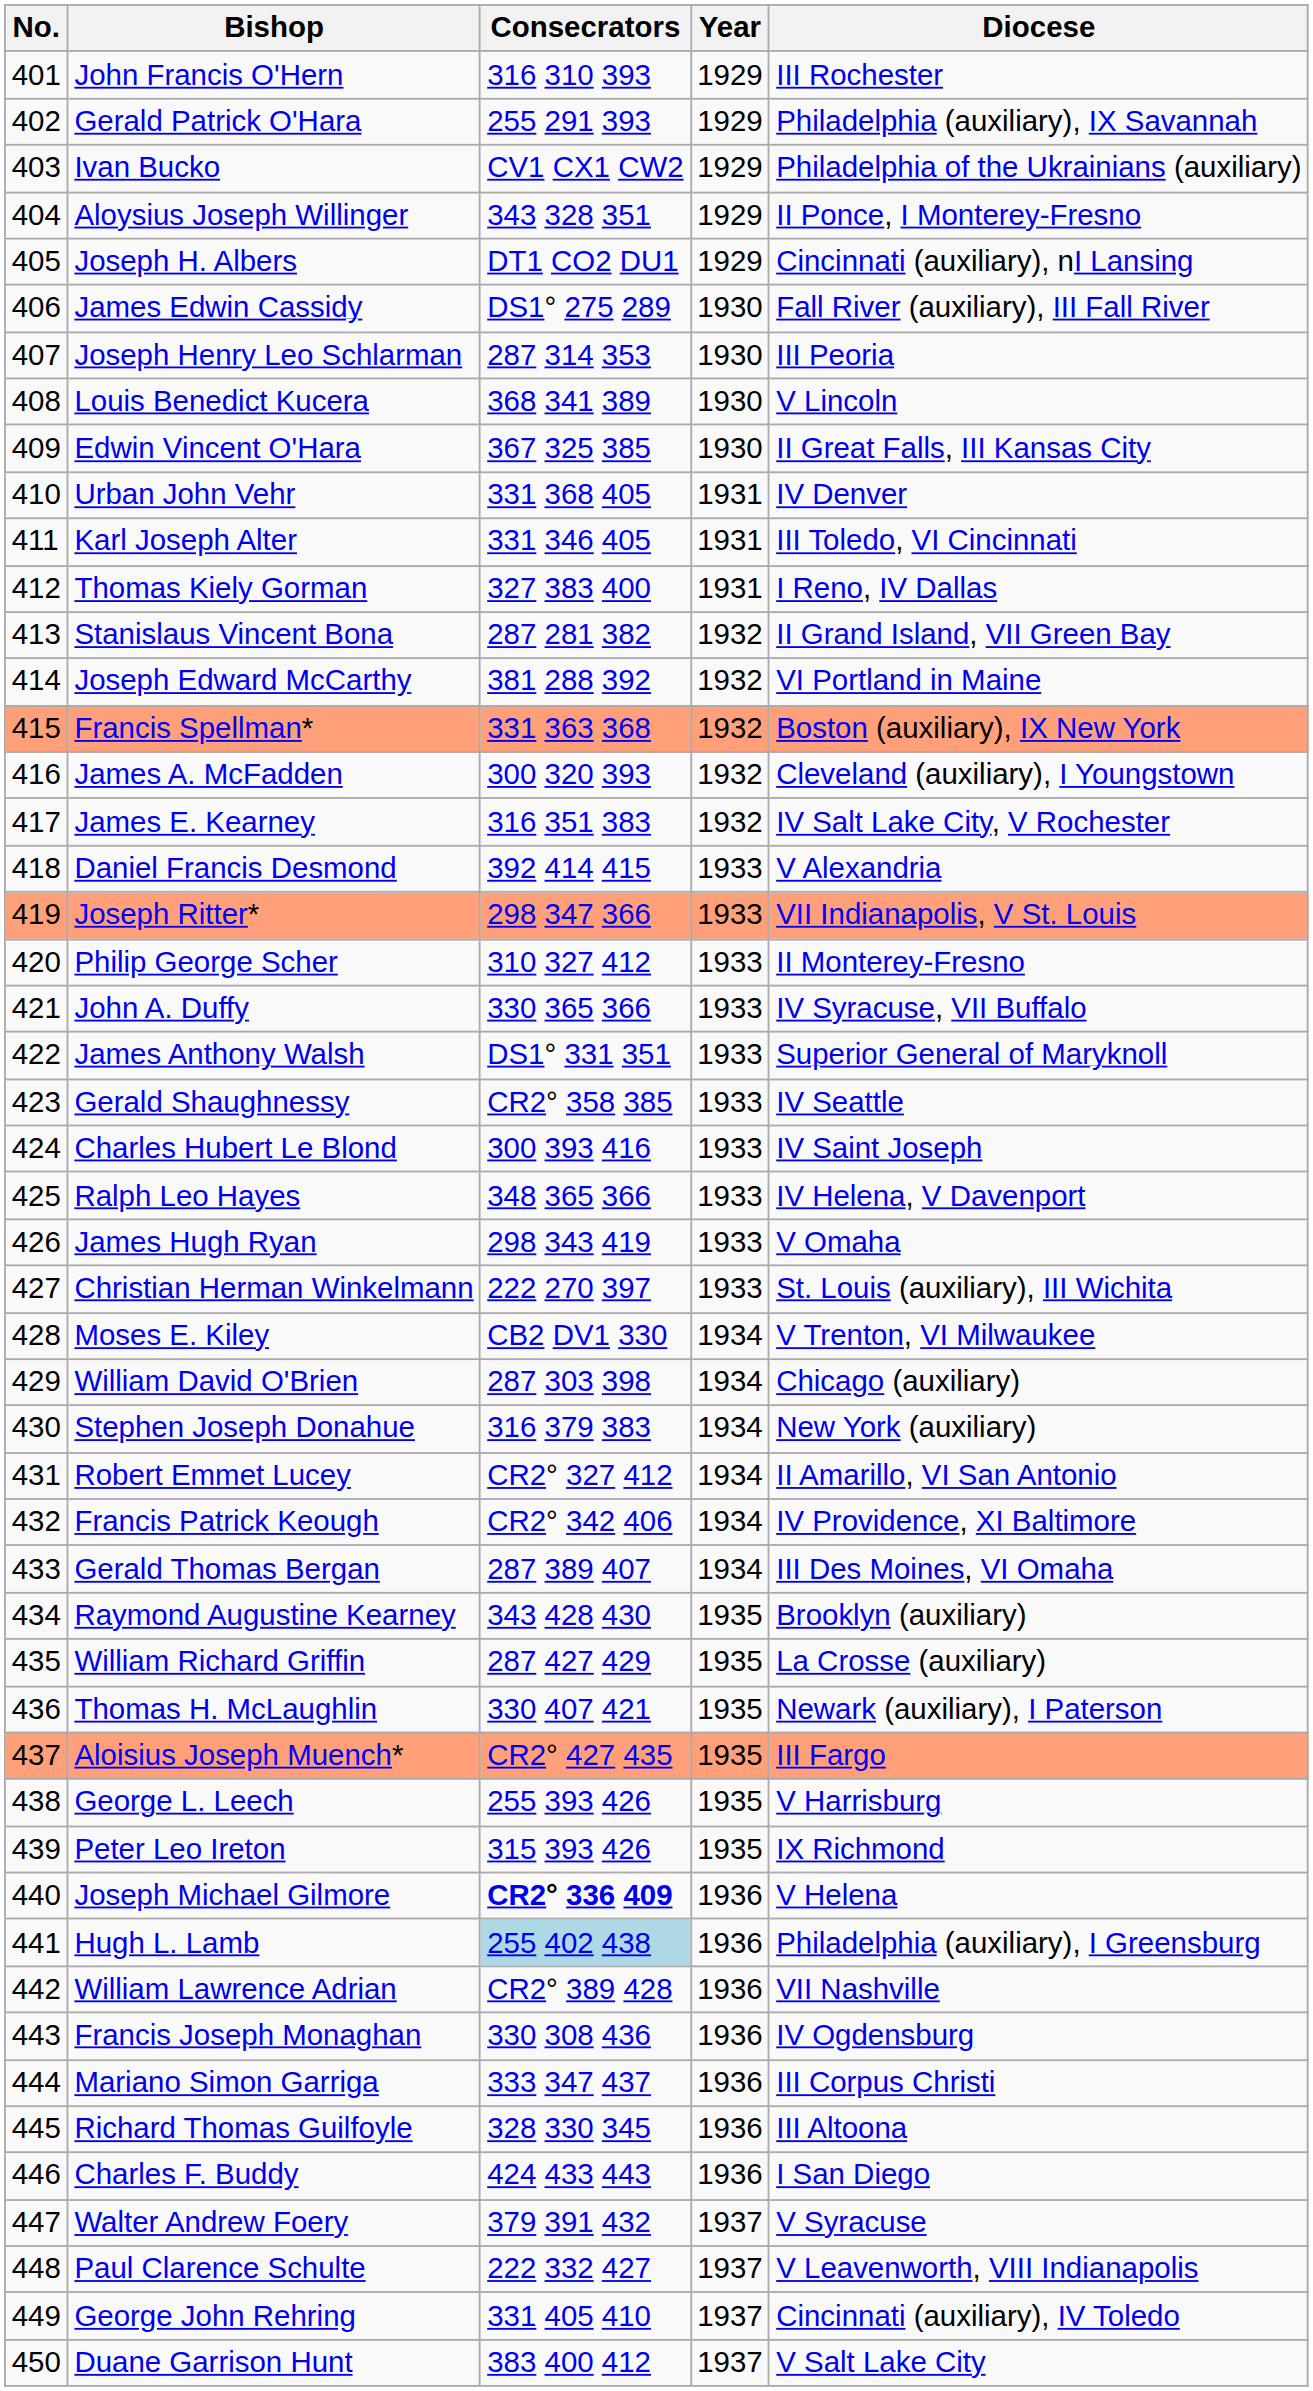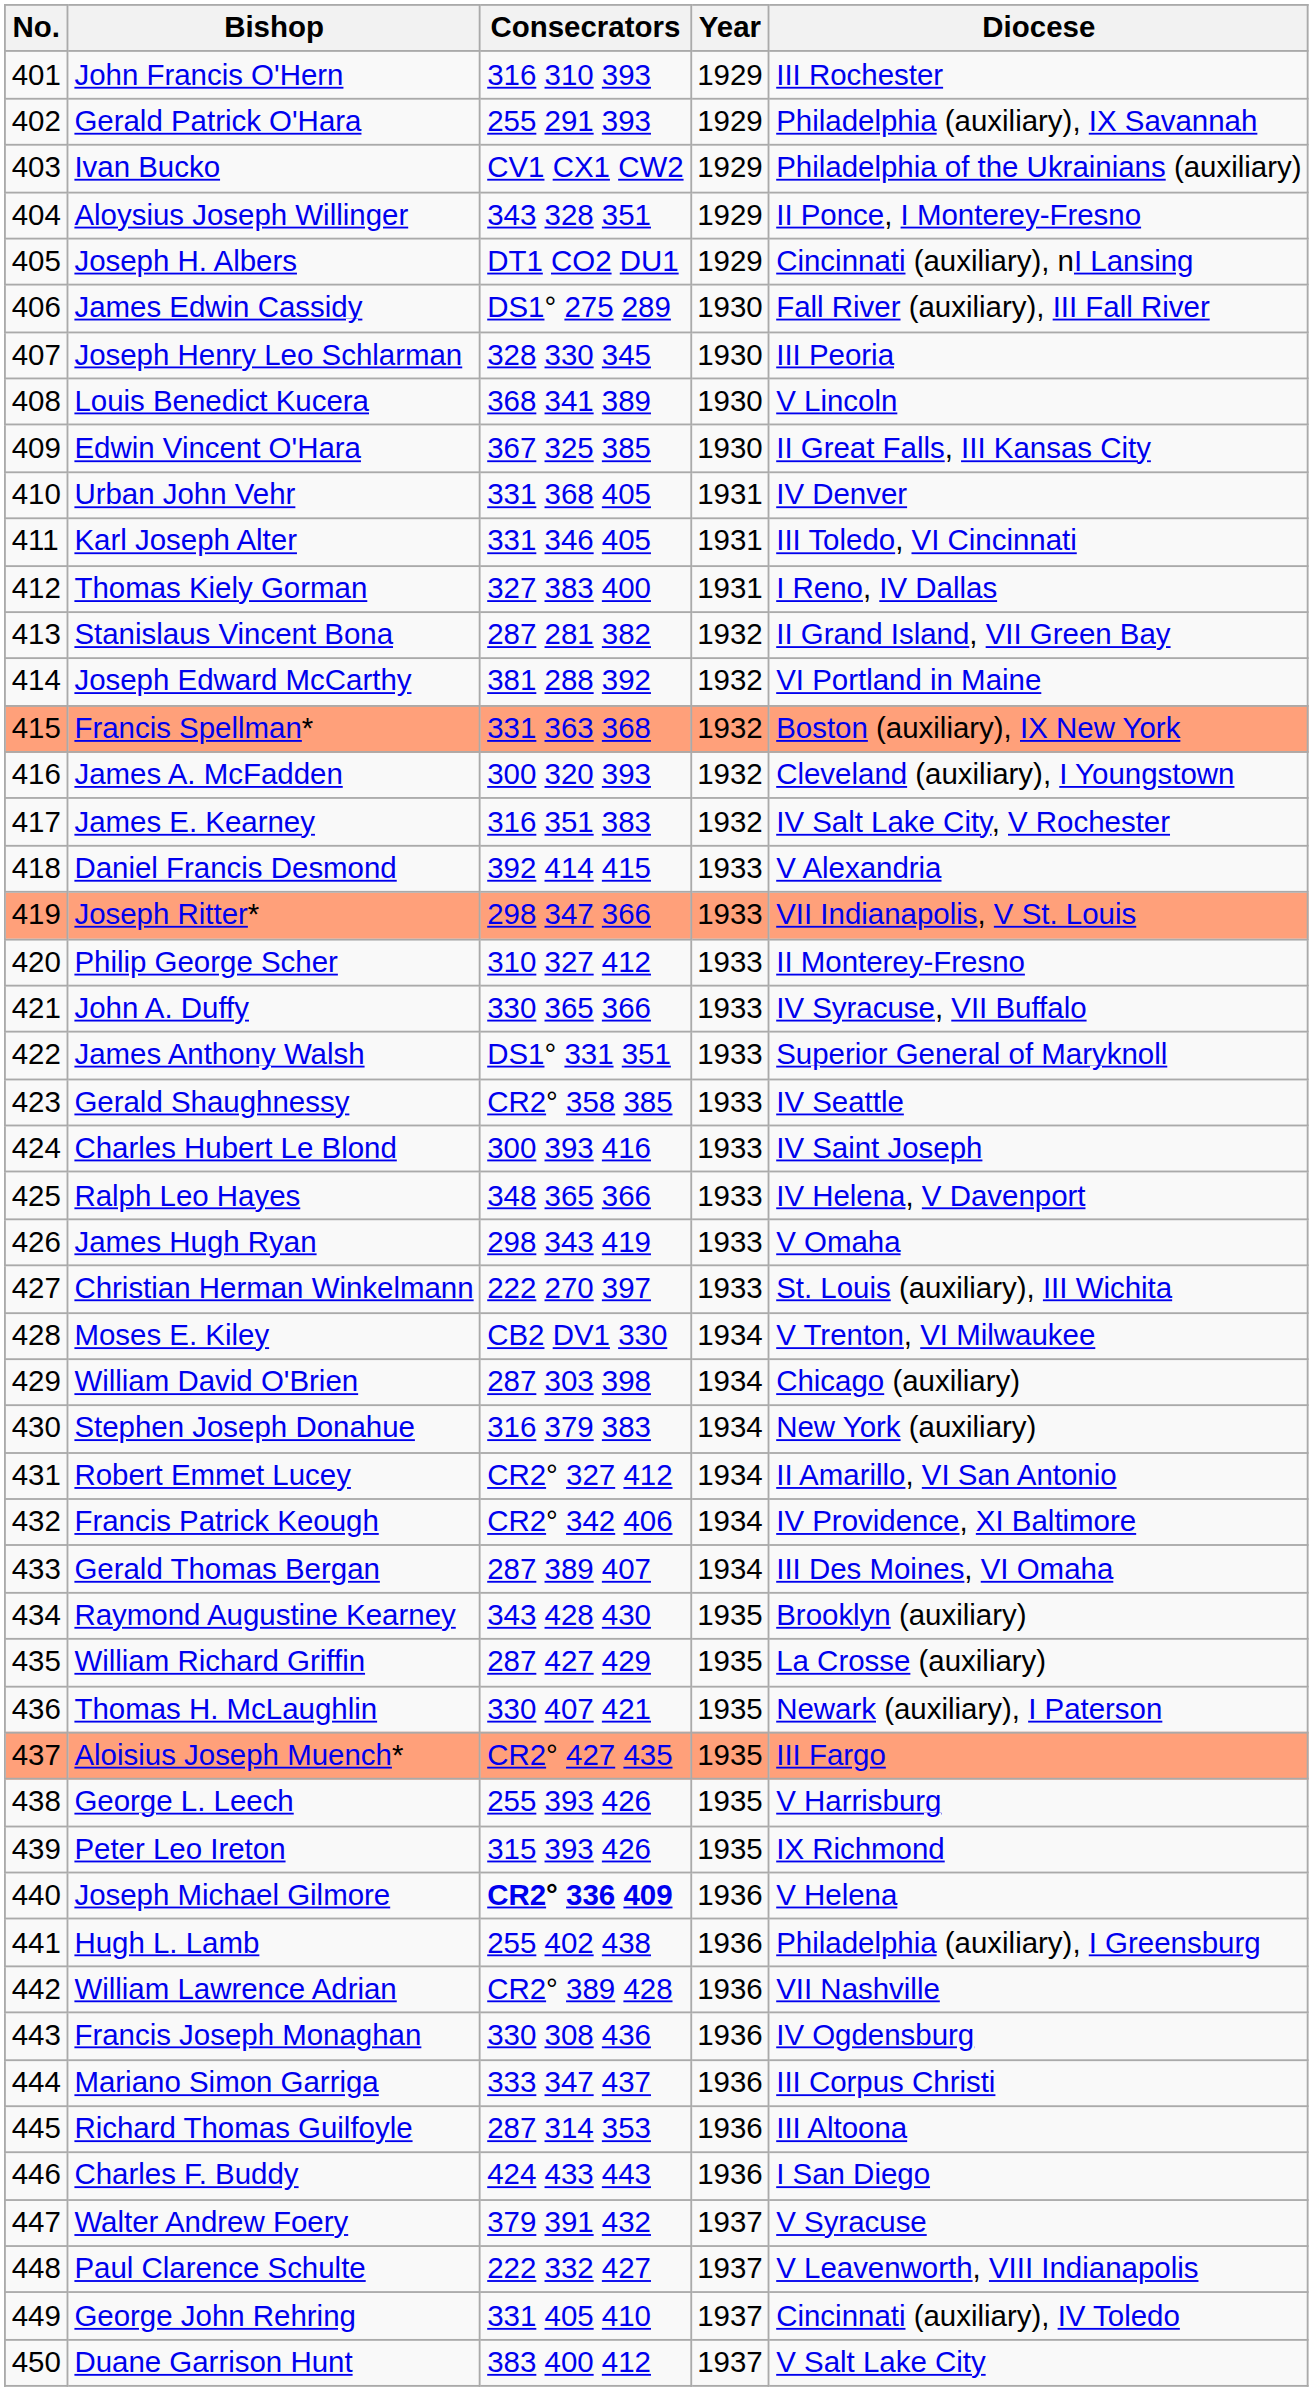(569, 354) 287 314 353 -> (569, 354) 328 330 345
(569, 1942) lightblue background -> (569, 1942) no background
(569, 2128) 328 330 345 -> (569, 2128) 287 314 353
